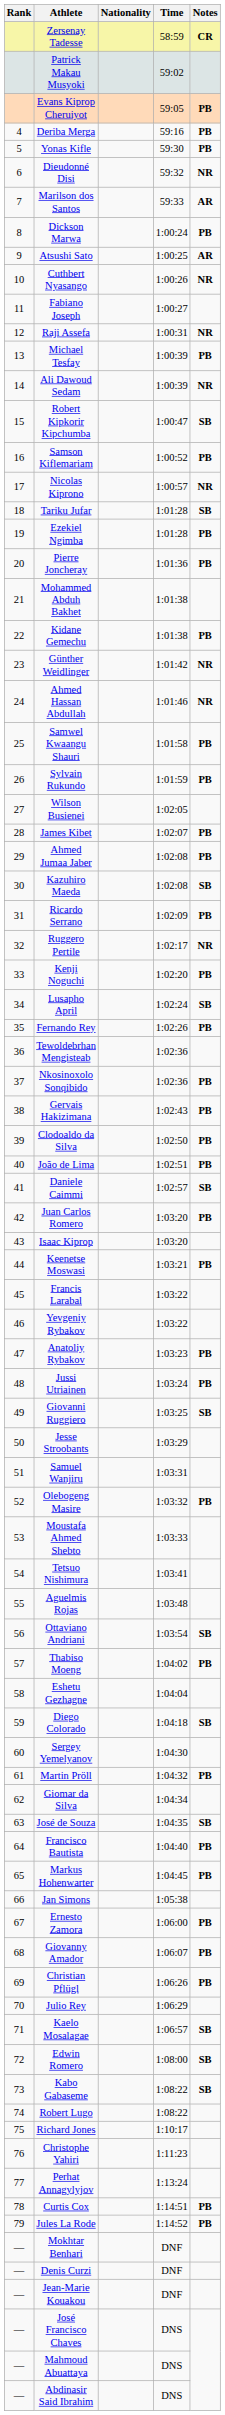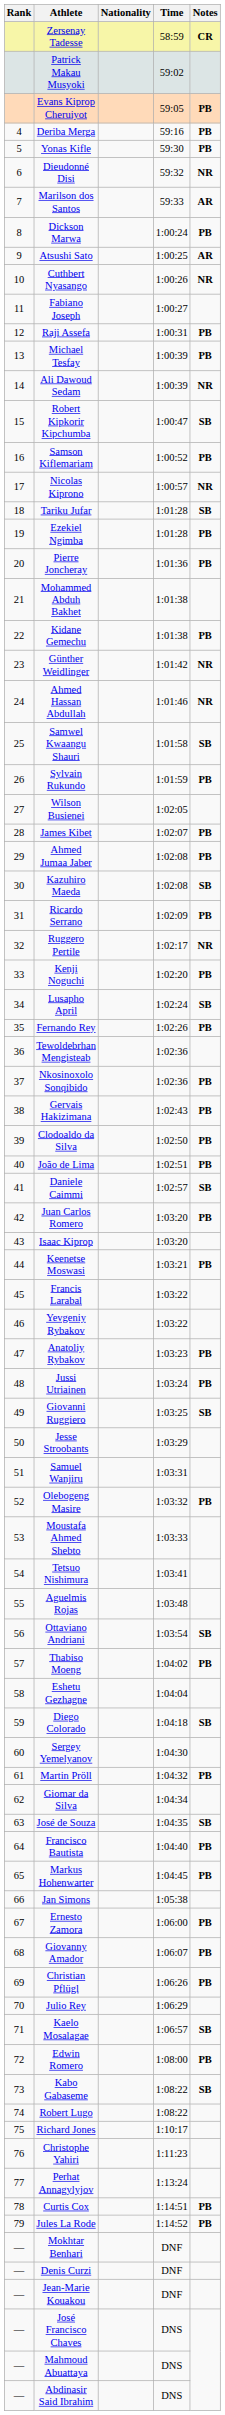(205, 332) NR -> (205, 332) PB
(205, 743) PB -> (205, 743) SB
(205, 2059) SB -> (205, 2059) PB
